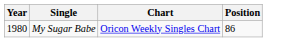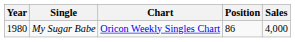+ column: (276, 12)
